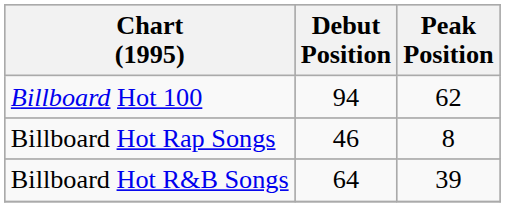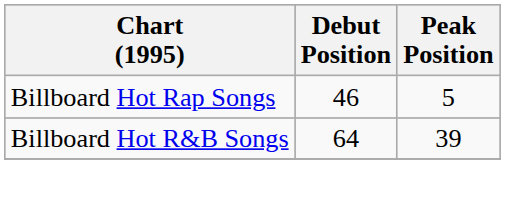- row: (107, 96)
(448, 138) 8 -> (448, 96) 5
